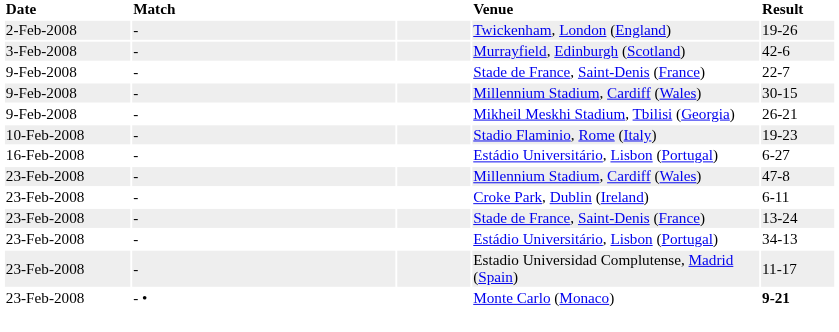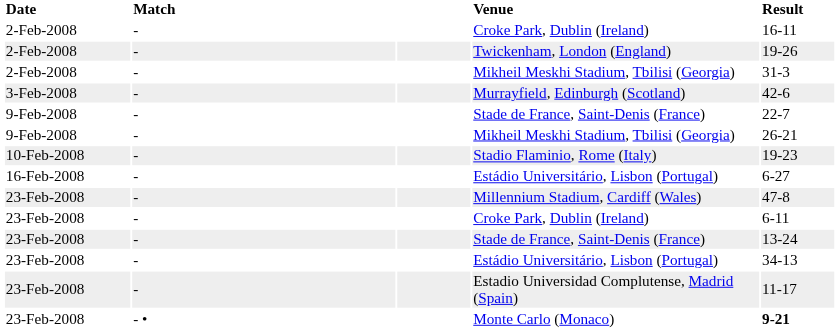+ row: (41, 30)
+ row: (41, 72)
- row: (41, 93)
